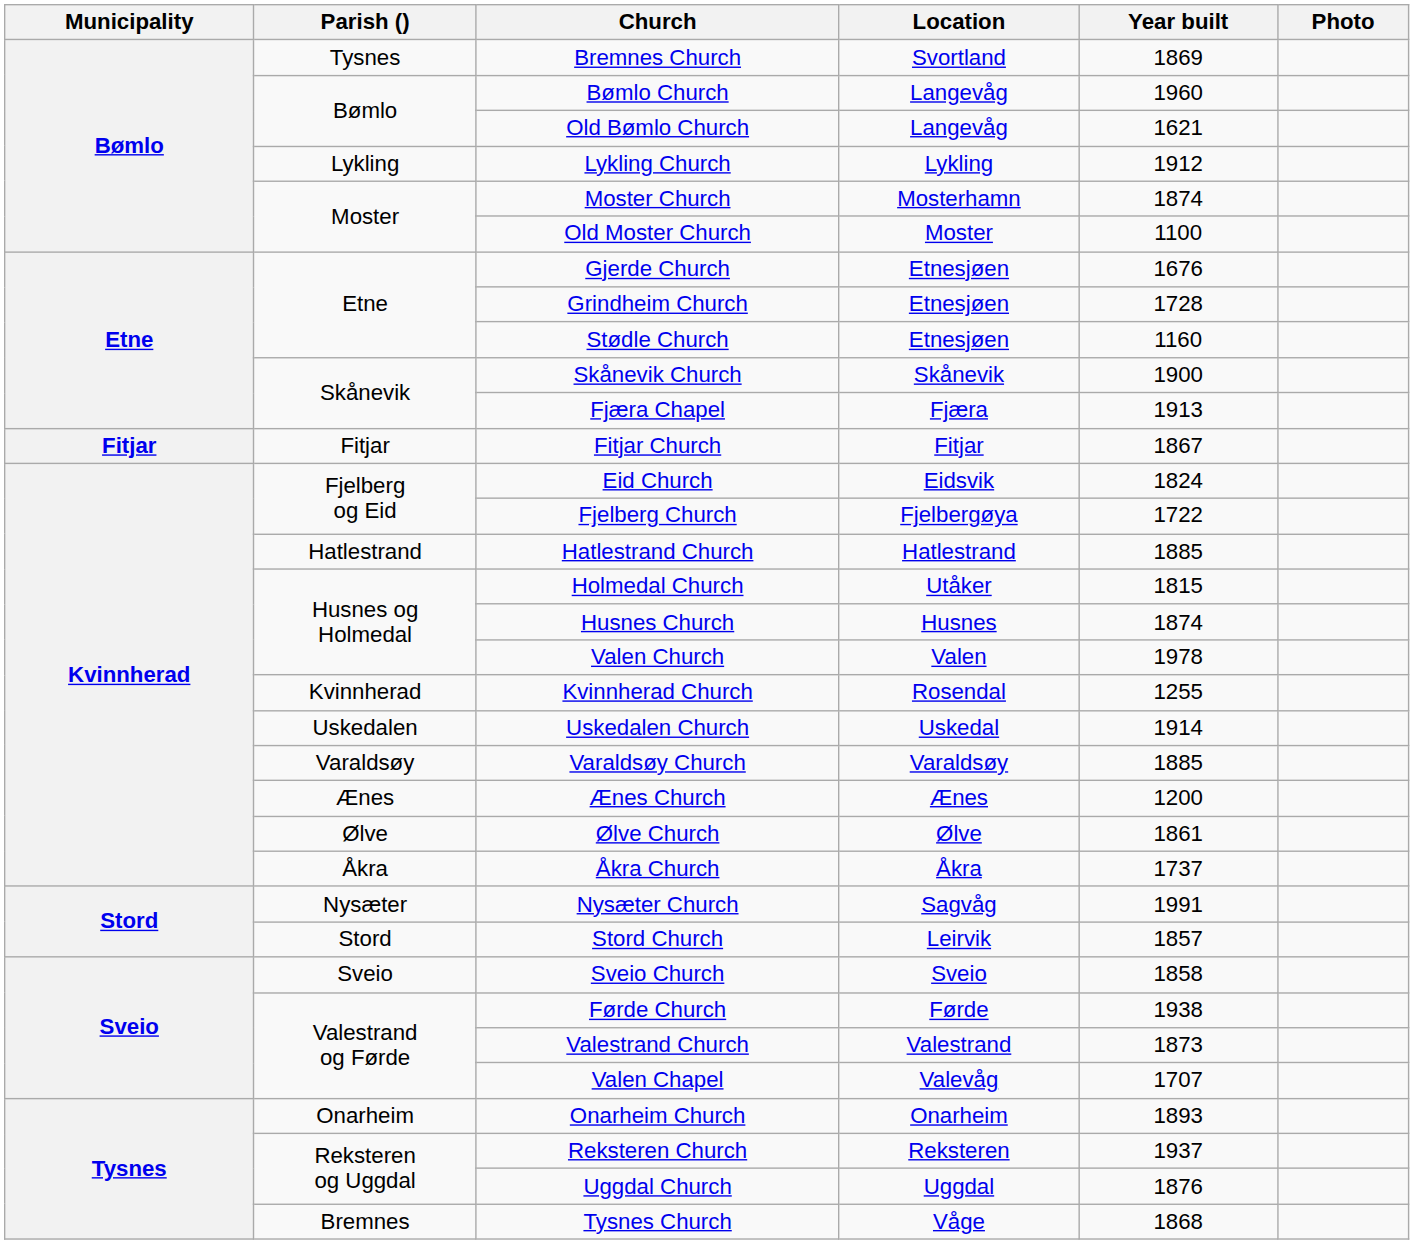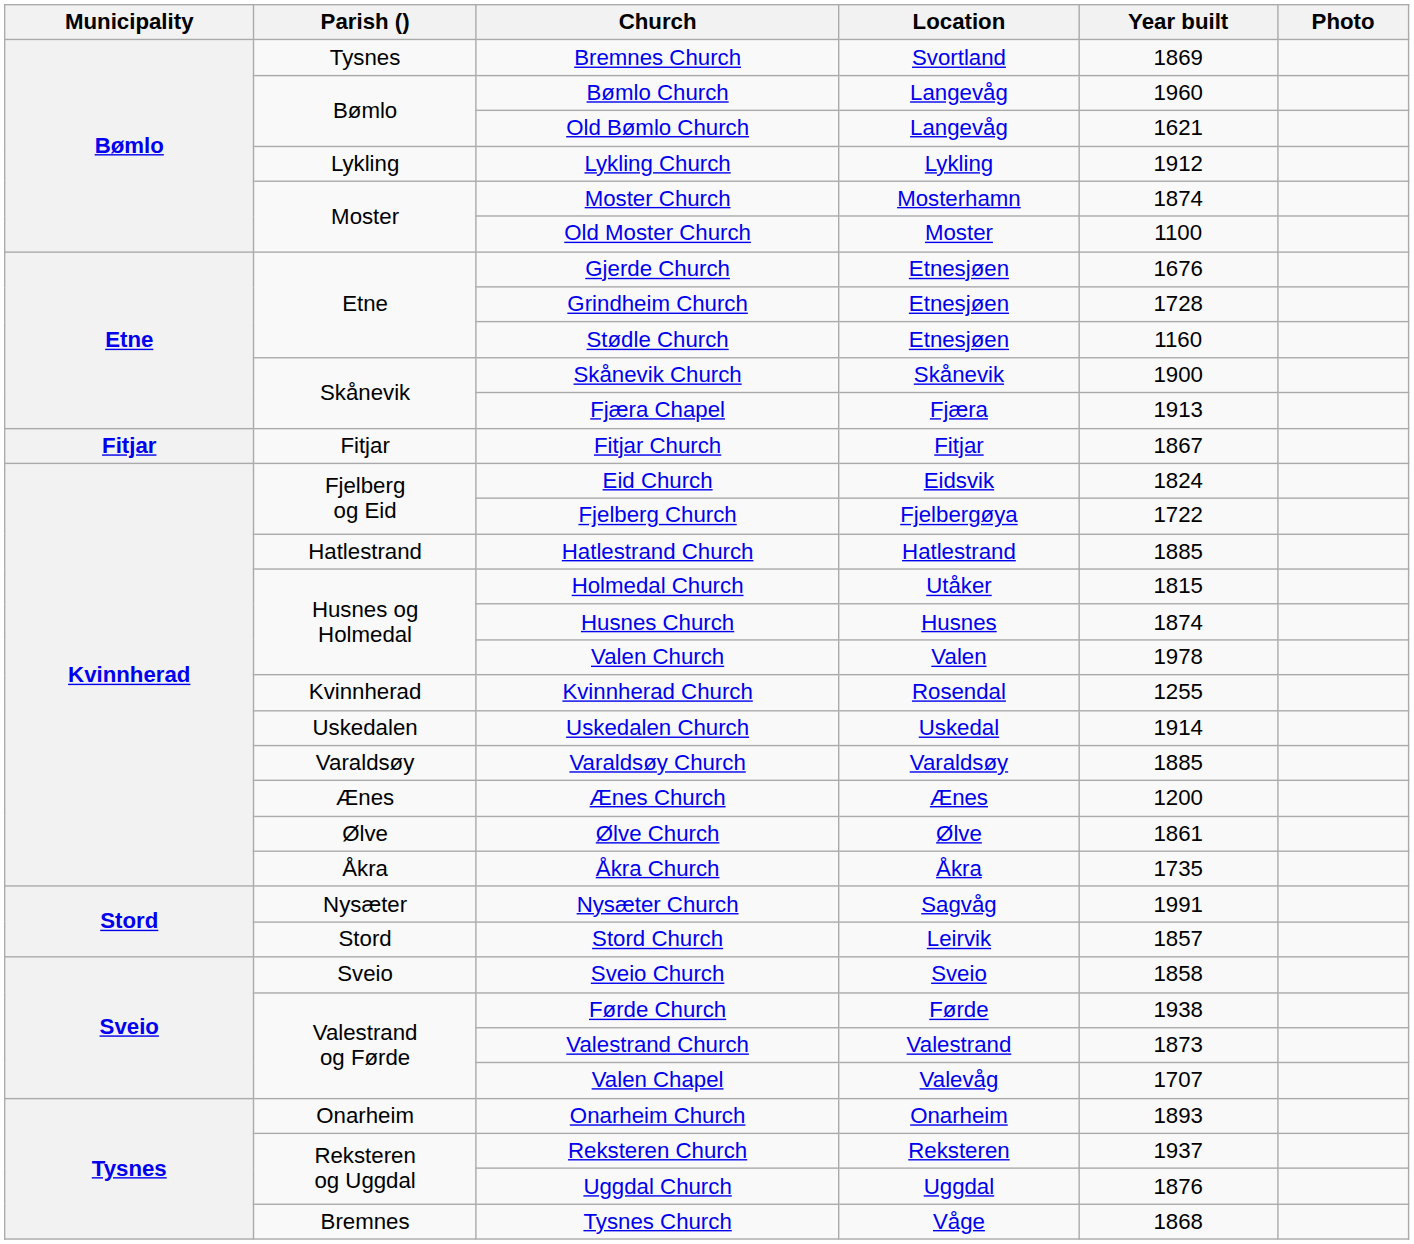(1178, 868) 1737 -> (1178, 868) 1735
